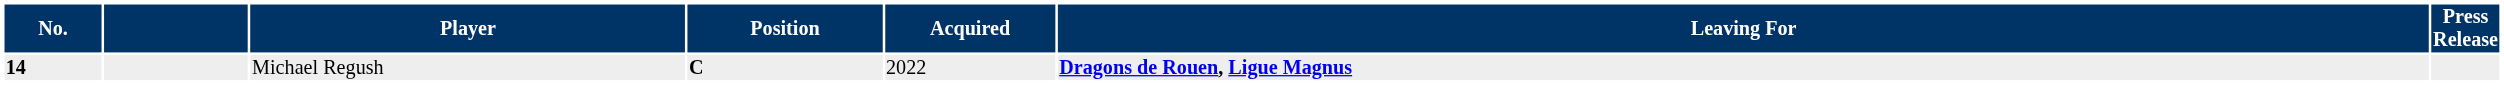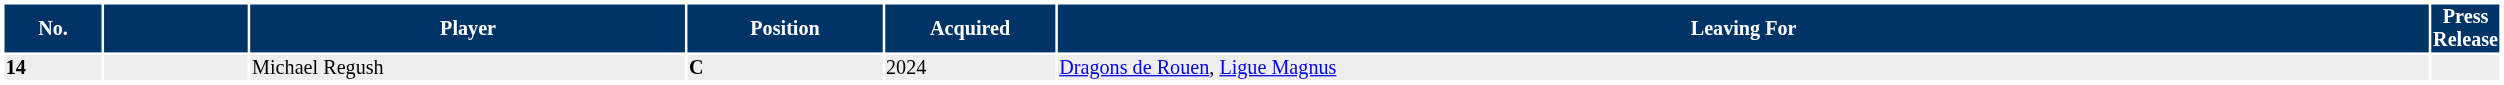(906, 67) 2022 -> (906, 67) 2024
(1206, 67) bold -> (1198, 67) normal
